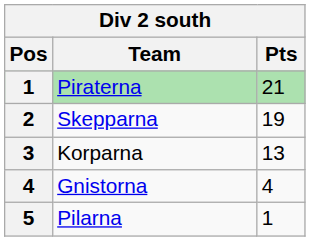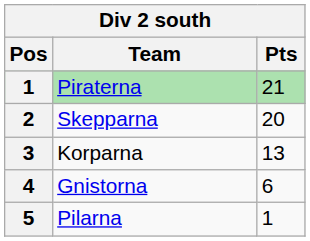(273, 119) 19 -> (273, 119) 20
(268, 185) 4 -> (268, 185) 6
